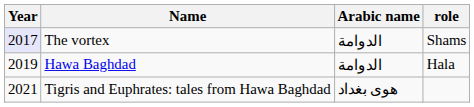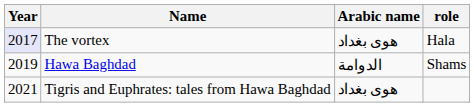(359, 40) الدوامة -> (367, 40) هوى بغداد
(447, 40) Shams -> (441, 40) Hala
(441, 64) Hala -> (447, 64) Shams
